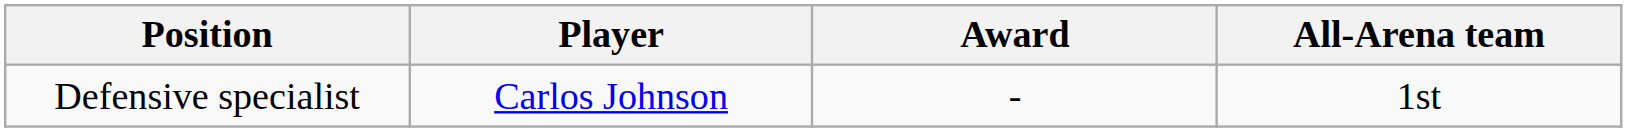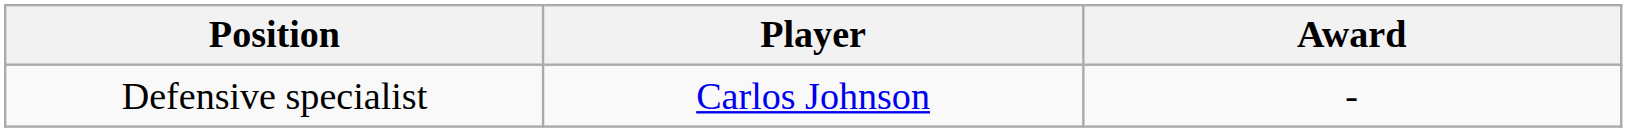- column: (1419, 34)
